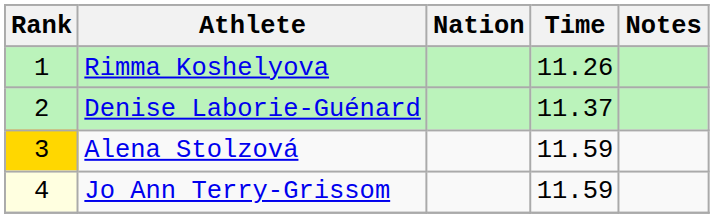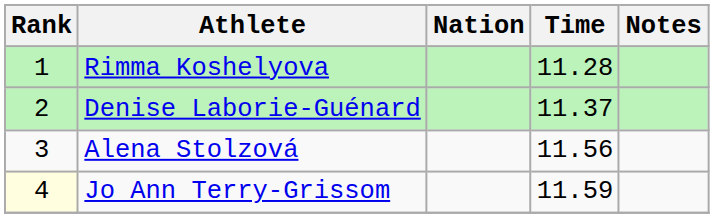(575, 67) 11.26 -> (575, 67) 11.28
(42, 150) gold background -> (42, 150) no background
(575, 150) 11.59 -> (575, 150) 11.56
